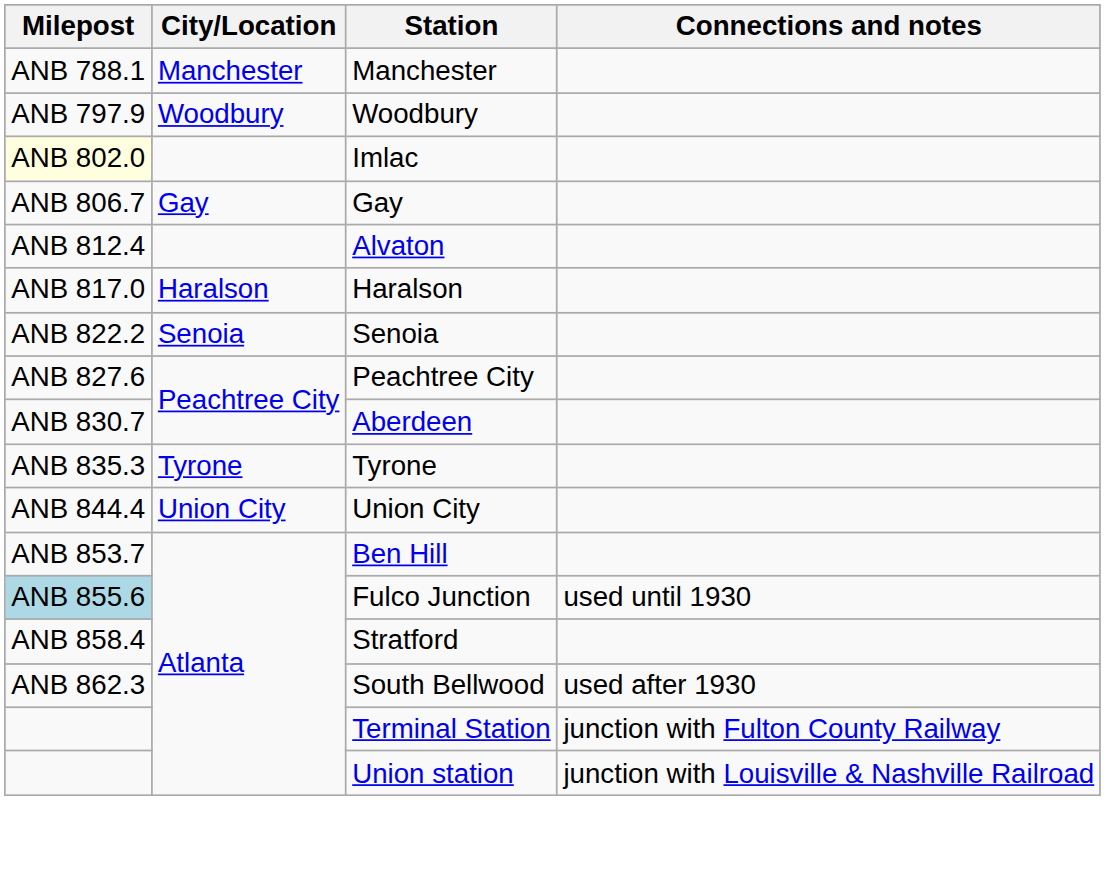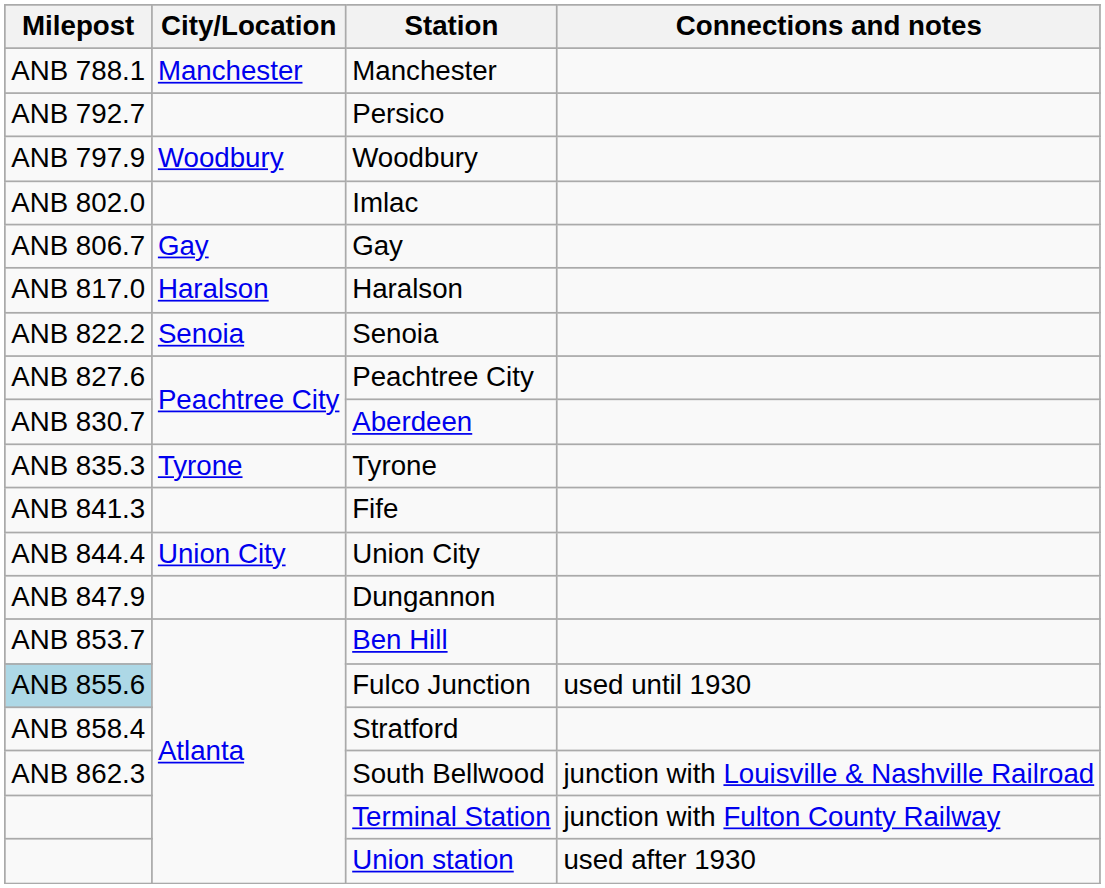+ row: (398, 114)
(78, 158) lightyellow background -> (78, 202) no background
- row: (398, 245)
+ row: (375, 509)
+ row: (424, 597)
(660, 684) used after 1930 -> (829, 772) junction with Louisville & Nashville Railroad
(829, 772) junction with Louisville & Nashville Railroad -> (660, 860) used after 1930
